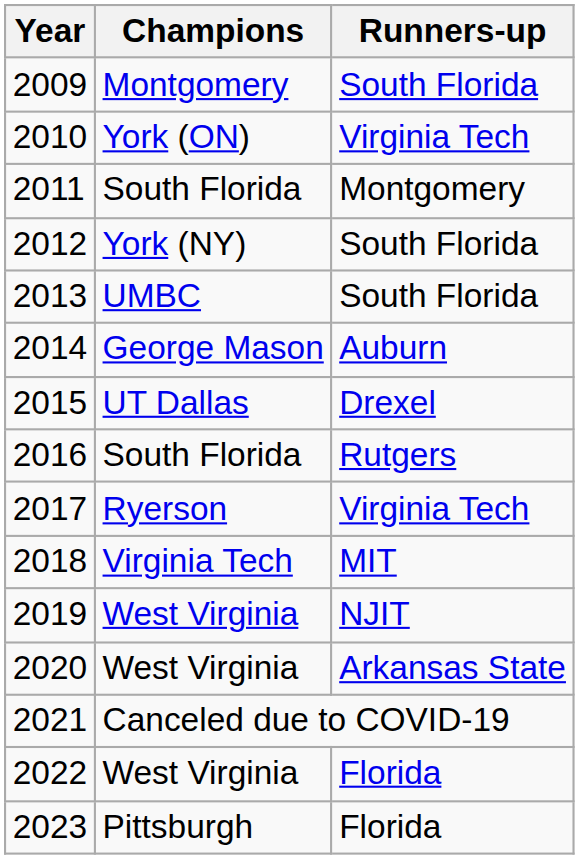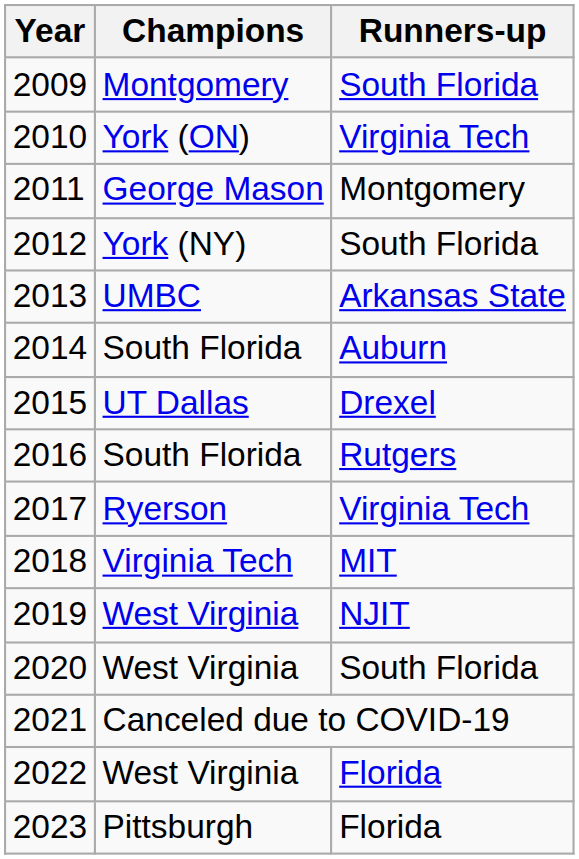(202, 190) South Florida -> (213, 190) George Mason
(439, 296) South Florida -> (453, 296) Arkansas State
(213, 349) George Mason -> (202, 349) South Florida
(453, 667) Arkansas State -> (439, 667) South Florida
